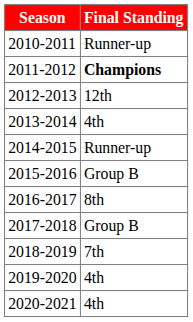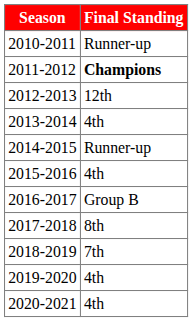(111, 173) Group B -> (94, 173) 4th
(94, 199) 8th -> (111, 199) Group B
(111, 225) Group B -> (94, 225) 8th
